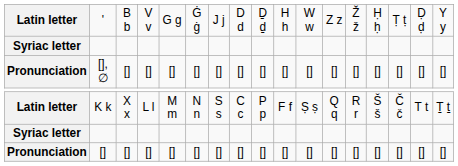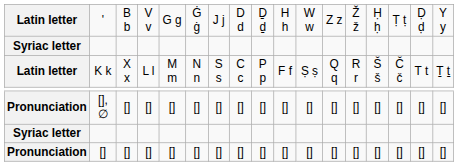rows swapped: (47, 71) <-> (47, 107)
